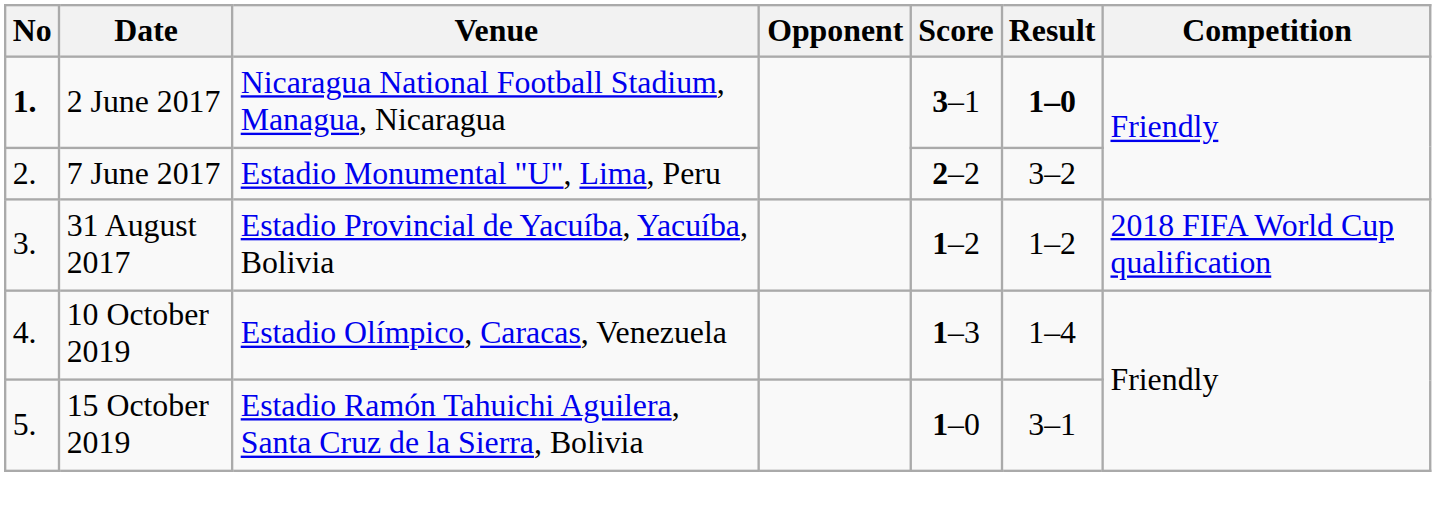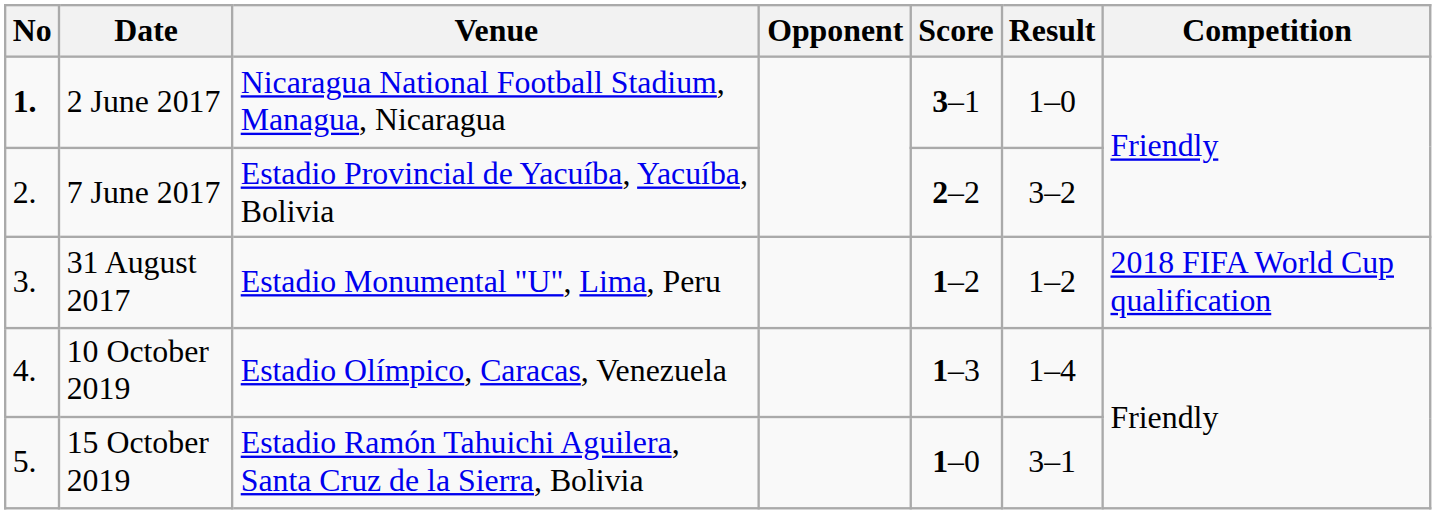(1052, 101) bold -> (1052, 101) normal
(481, 172) Estadio Monumental "U", Lima, Peru -> (494, 191) Estadio Provincial de Yacuíba, Yacuíba, Bolivia
(494, 244) Estadio Provincial de Yacuíba, Yacuíba, Bolivia -> (481, 281) Estadio Monumental "U", Lima, Peru
